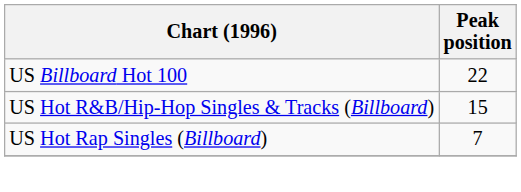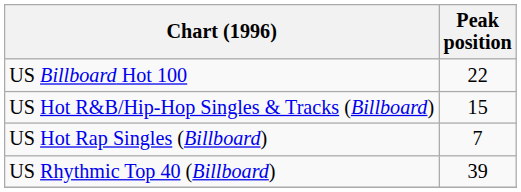+ row: (142, 171)
